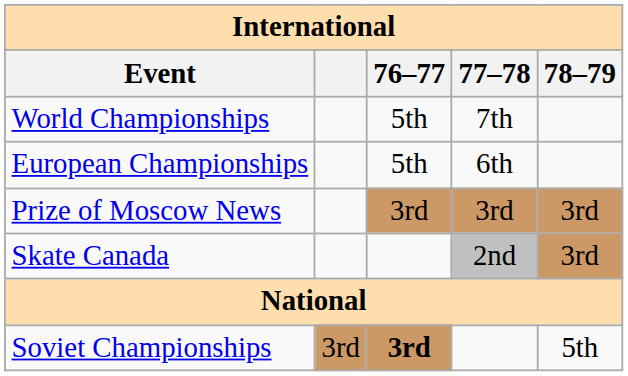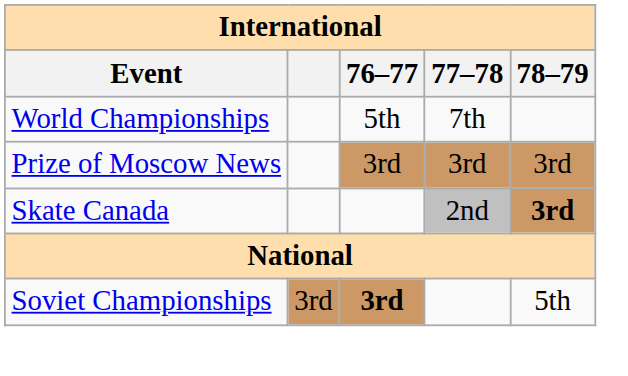- row: (160, 164)
(580, 255) normal -> (553, 210) bold
